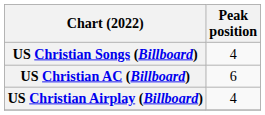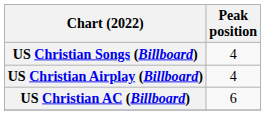rows swapped: (105, 98) <-> (105, 76)
